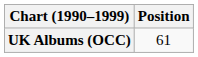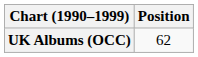(164, 40) 61 -> (164, 40) 62
